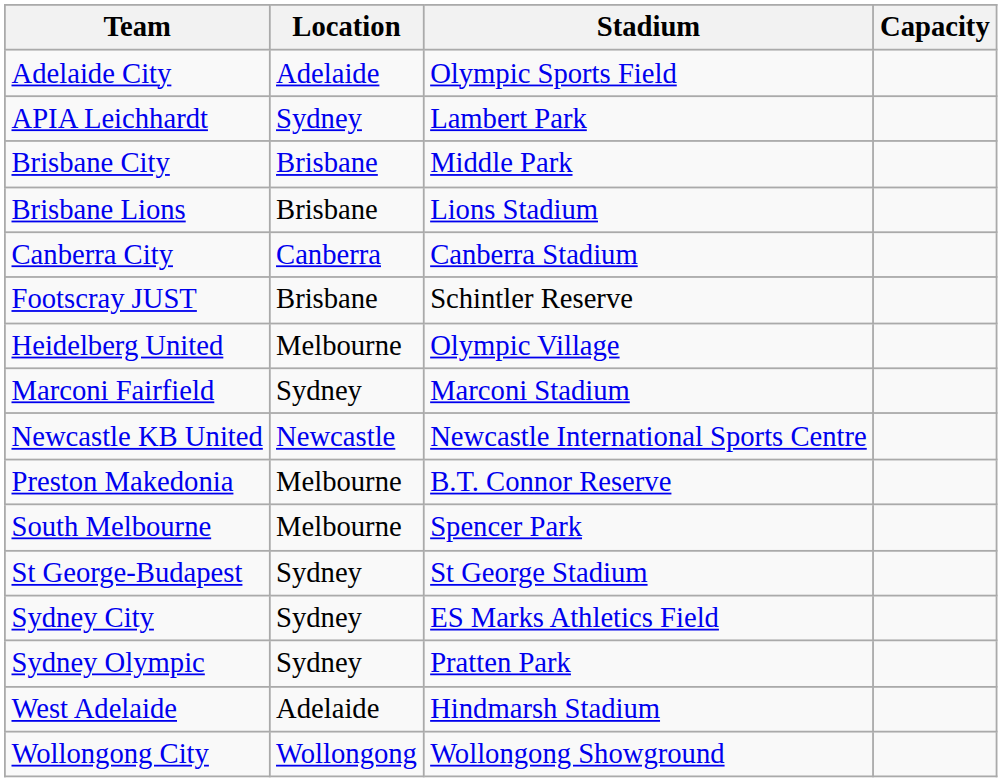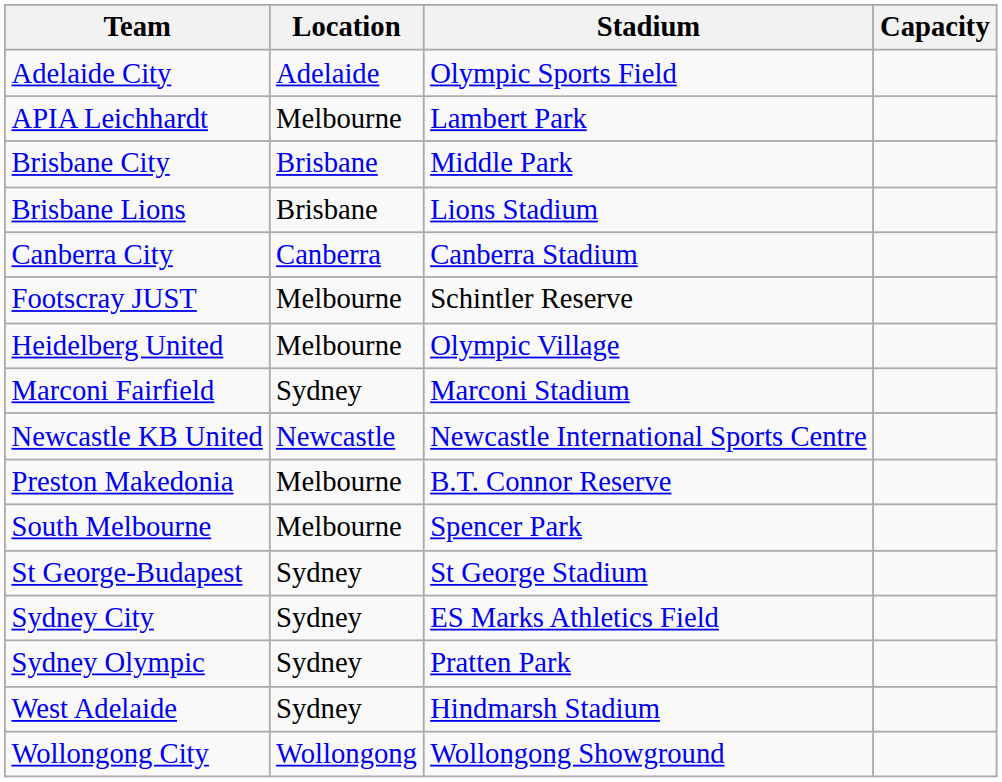(319, 118) Sydney -> (339, 118) Melbourne
(327, 299) Brisbane -> (339, 299) Melbourne
(328, 708) Adelaide -> (319, 708) Sydney
